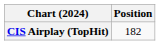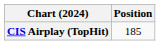(133, 31) 182 -> (133, 31) 185
